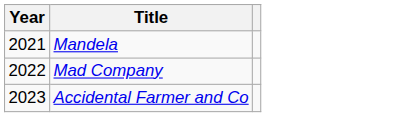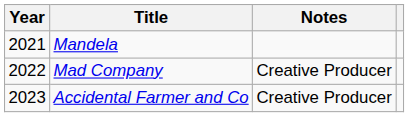+ column: (324, 17)
